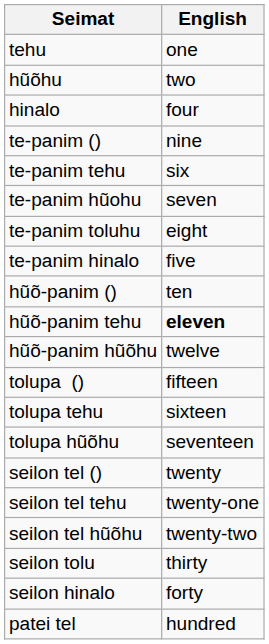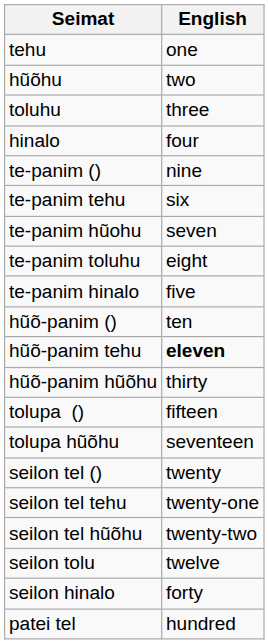+ row: (35, 110)
(193, 351) twelve -> (187, 381) thirty
- row: (56, 412)
(187, 563) thirty -> (193, 563) twelve
